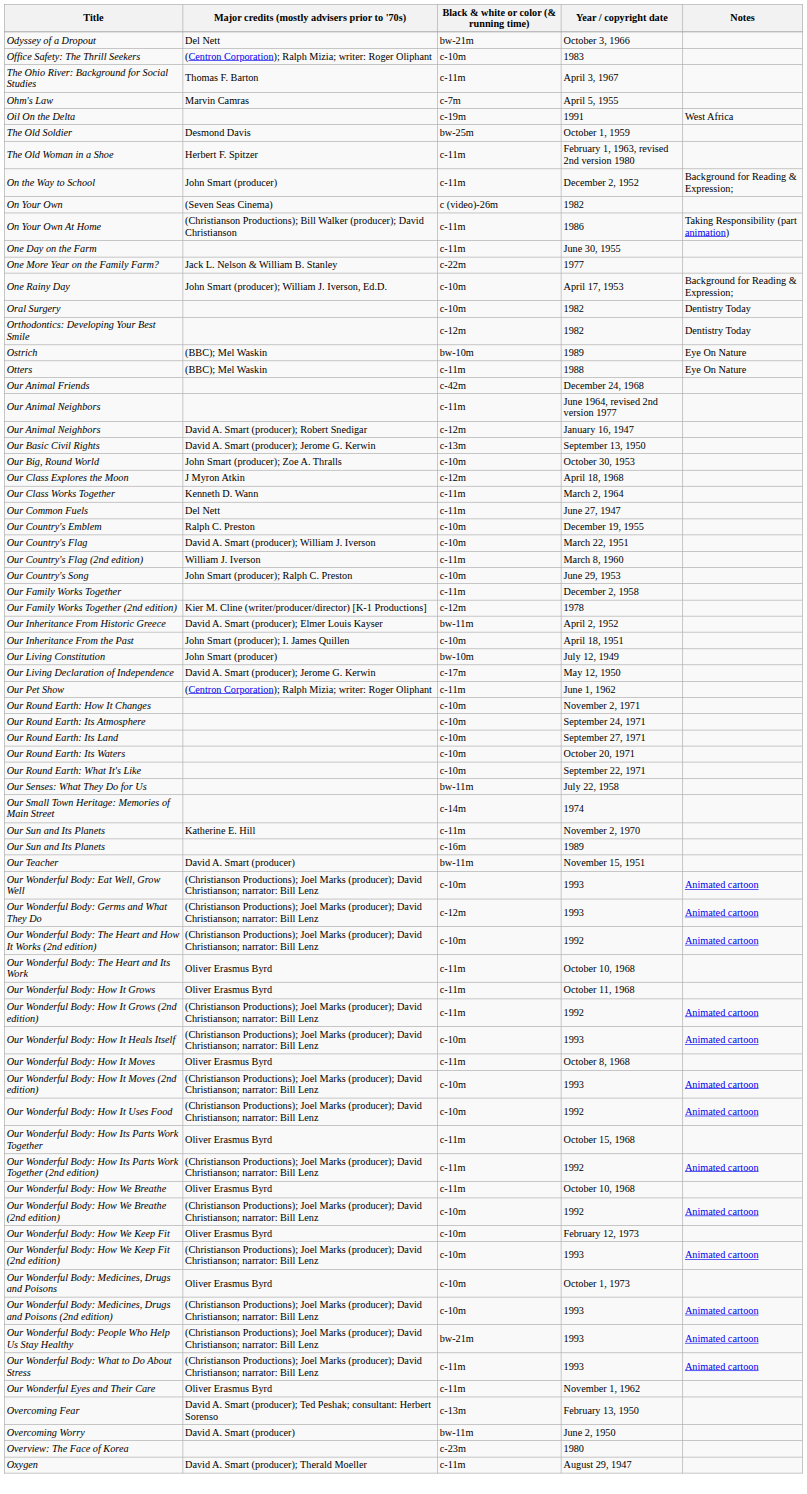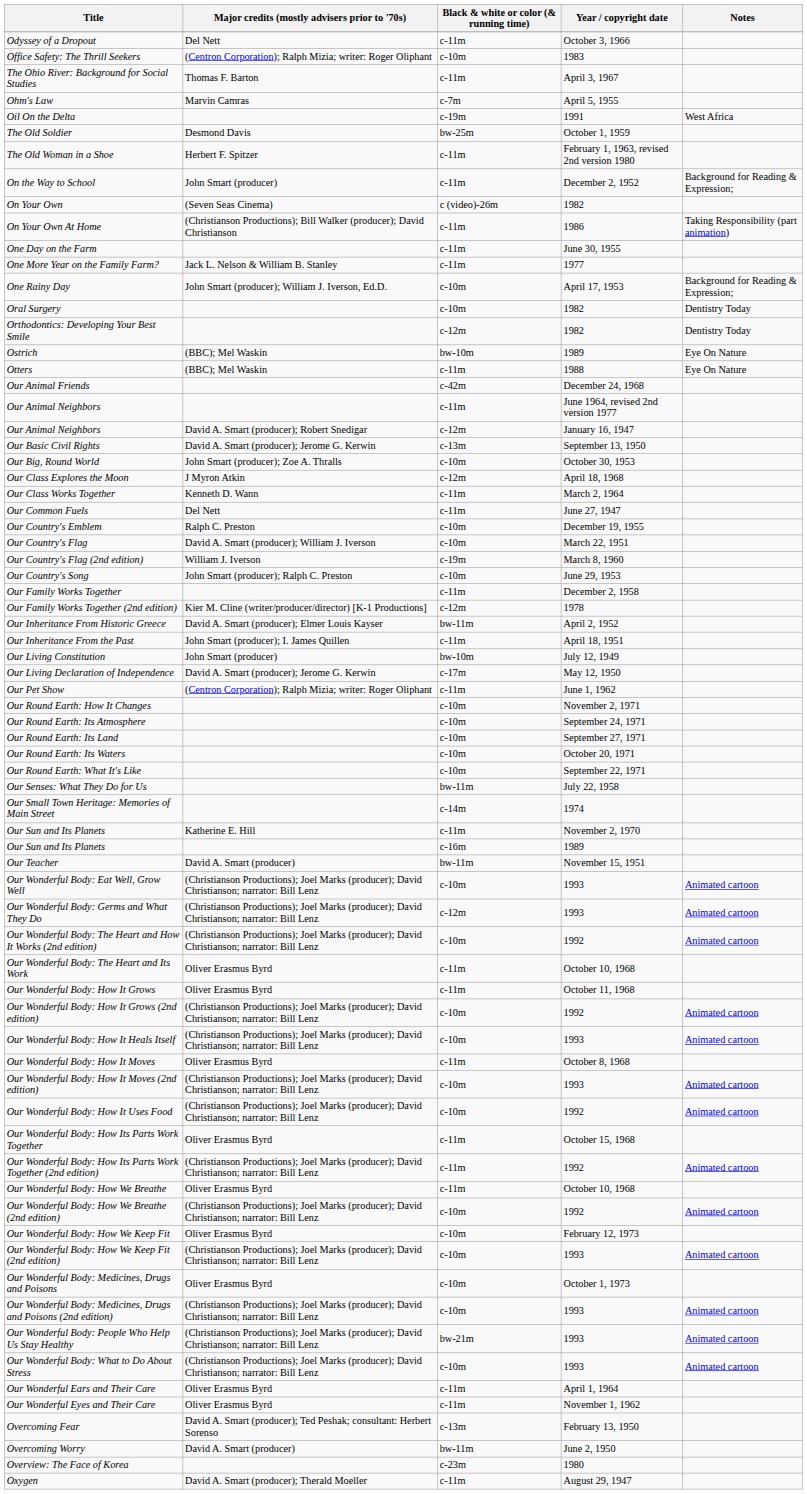(457, 40) bw-21m -> (453, 40) c-11m
(453, 265) c-22m -> (453, 265) c-11m
(453, 559) c-11m -> (453, 559) c-19m
(453, 640) c-10m -> (453, 640) c-11m
(453, 1012) c-11m -> (453, 1012) c-10m
(453, 1366) c-11m -> (453, 1366) c-10m
+ row: (81, 1388)
